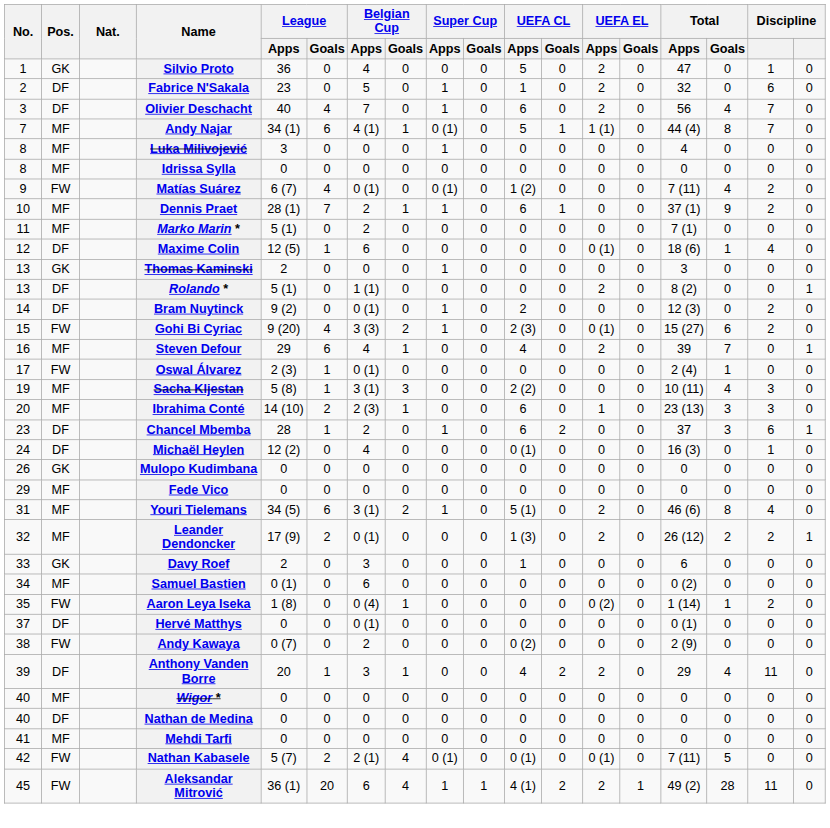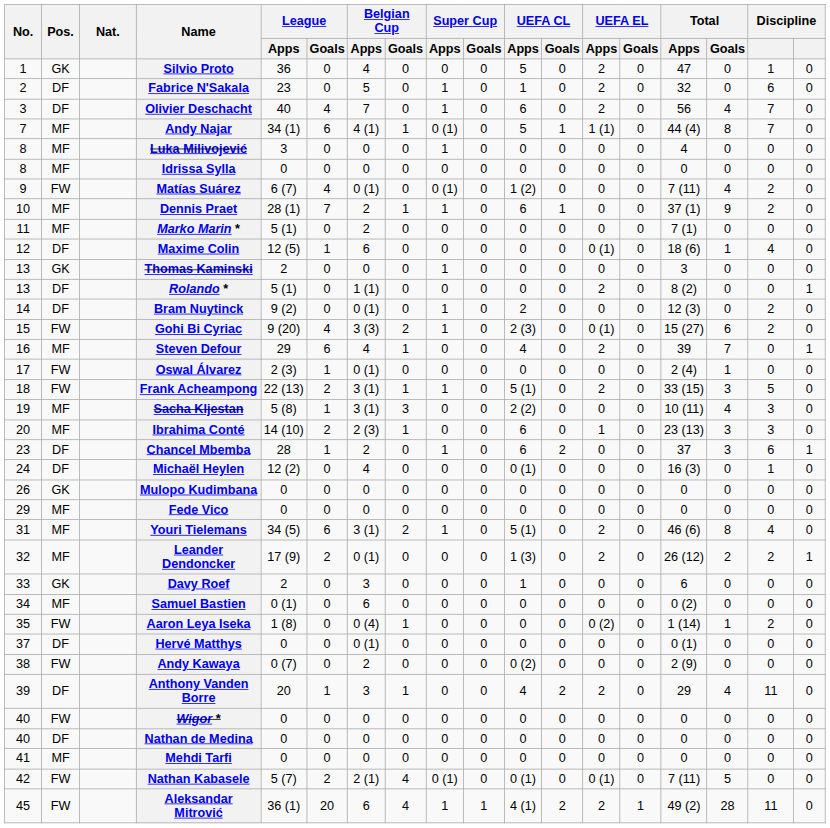+ row: (199, 389)
(61, 698) MF -> (61, 718) FW
